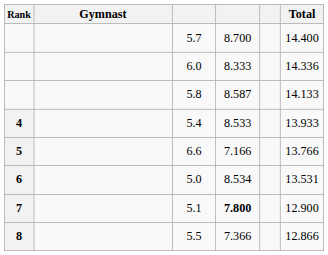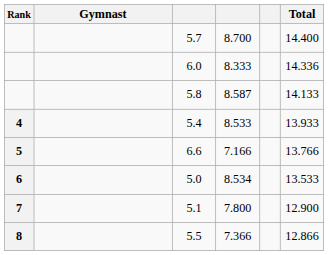(302, 180) 13.531 -> (302, 180) 13.533
(238, 208) bold -> (238, 208) normal
